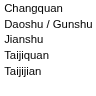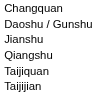+ row: (28, 55)
